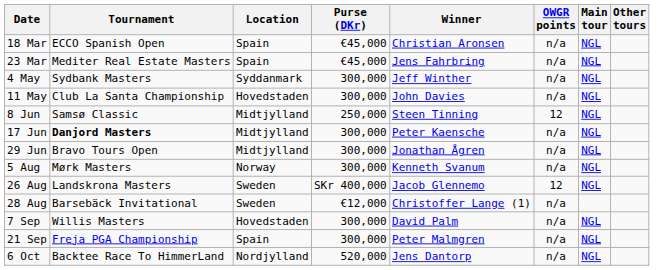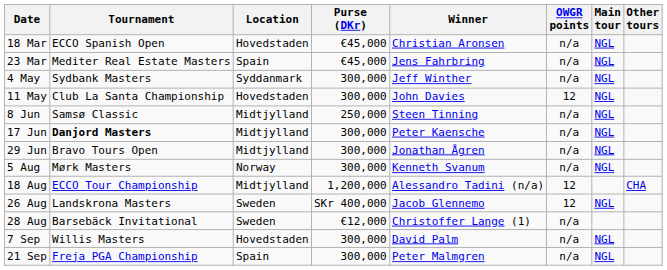(252, 44) Spain -> (272, 44) Hovedstaden
(556, 97) n/a -> (569, 97) 12
(556, 115) 12 -> (569, 115) n/a
+ row: (27, 186)
- row: (24, 257)
